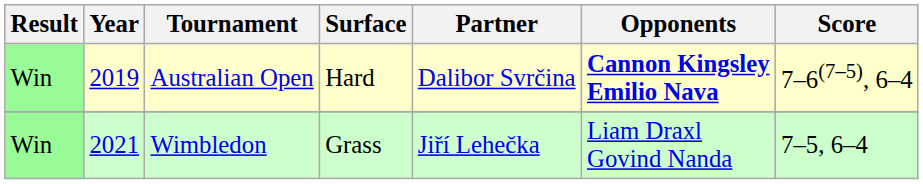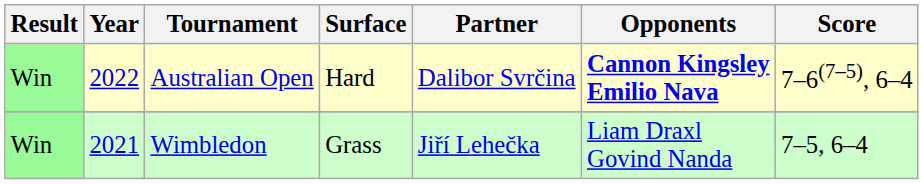(114, 77) 2019 -> (114, 77) 2022
